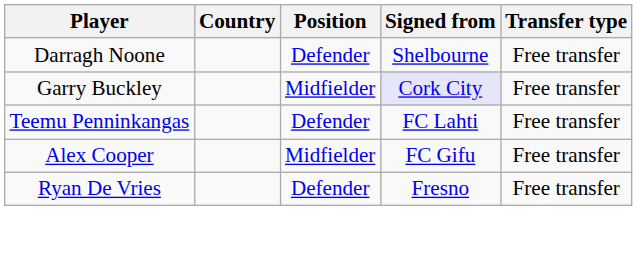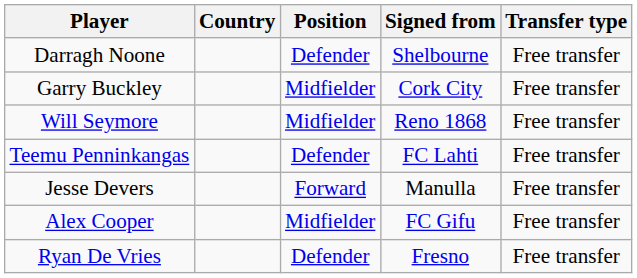(440, 88) lavender background -> (440, 88) no background
+ row: (99, 121)
+ row: (99, 188)
